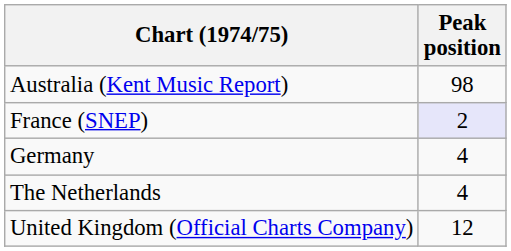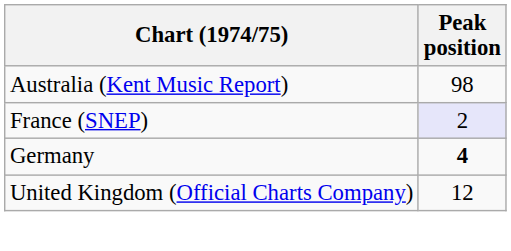(462, 156) normal -> (462, 156) bold
- row: (85, 192)
